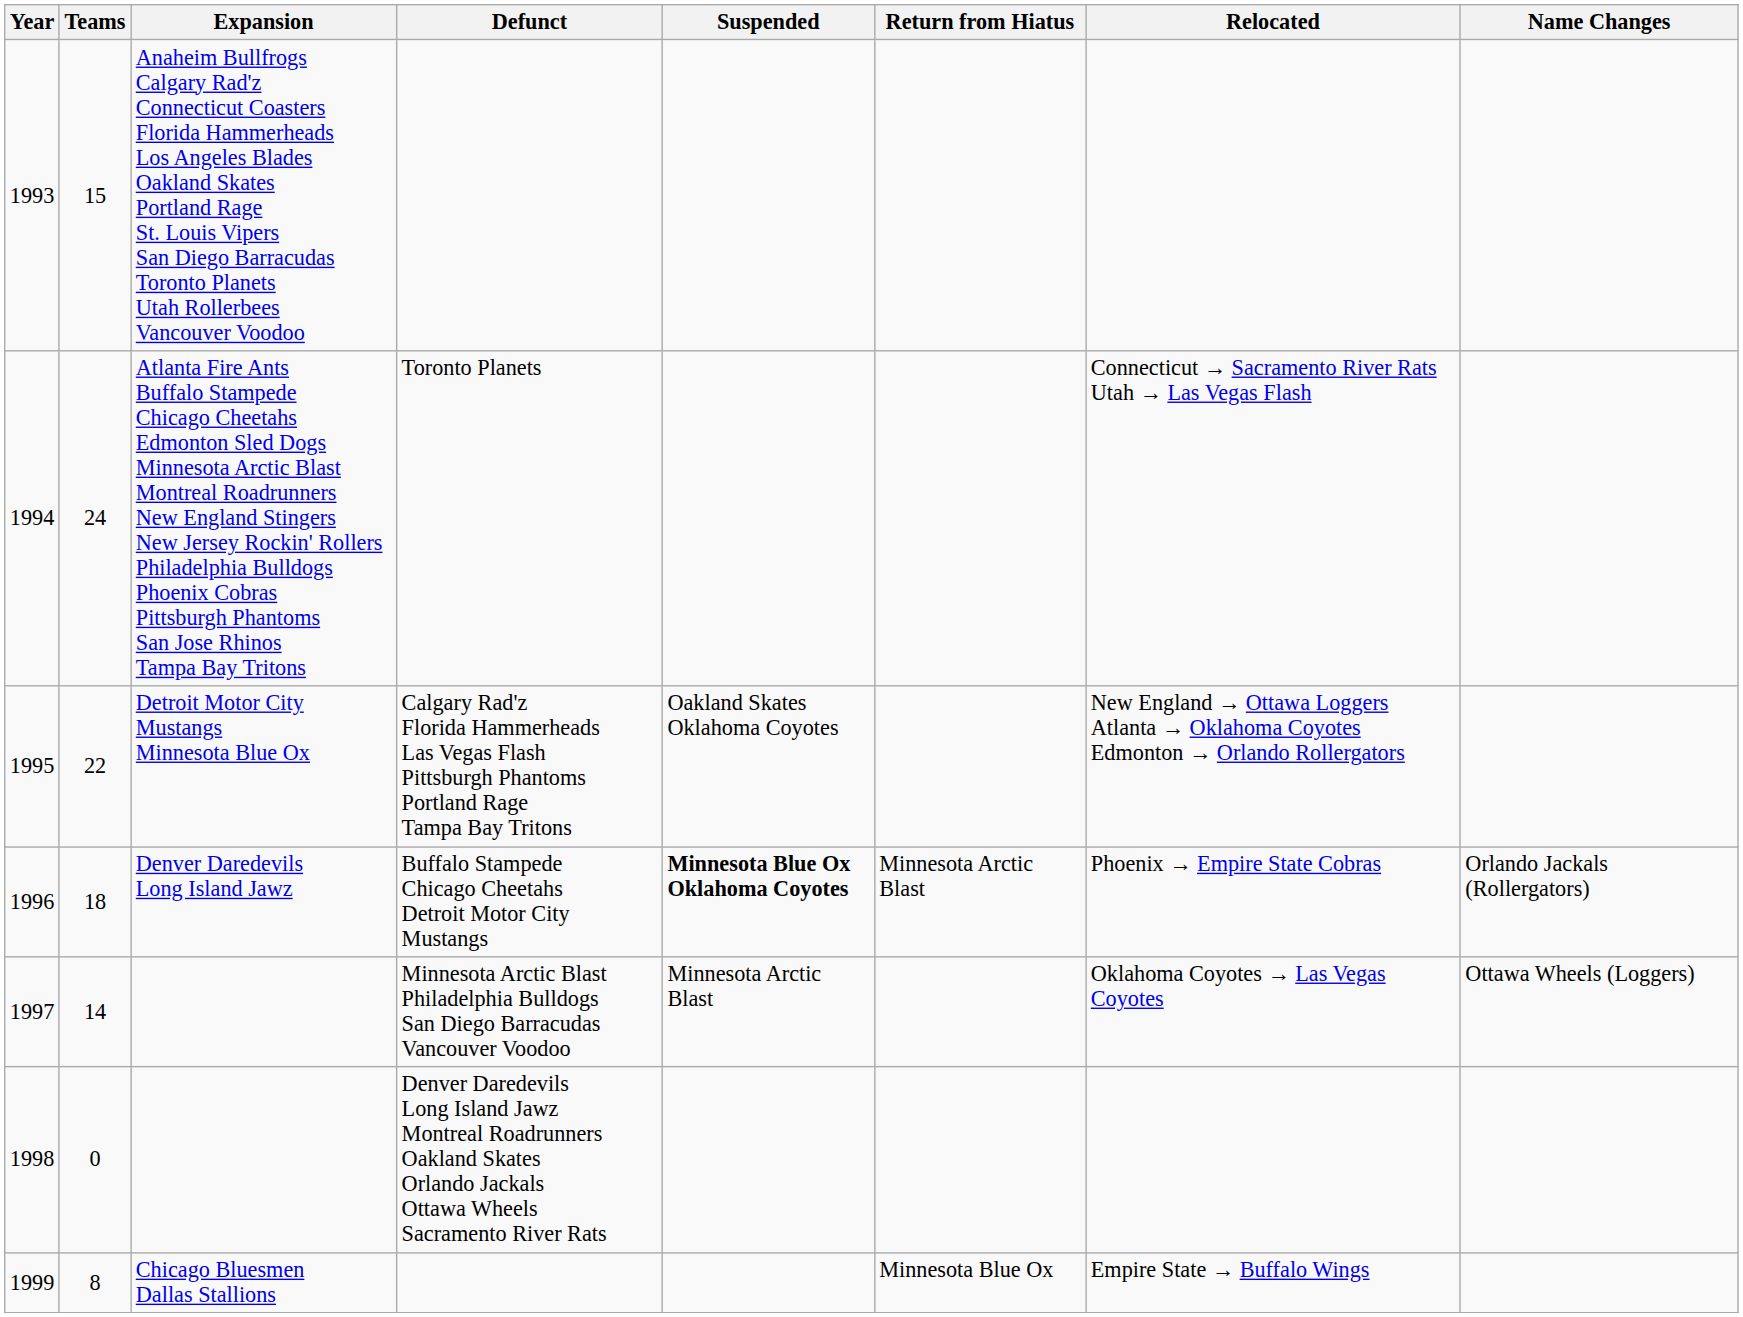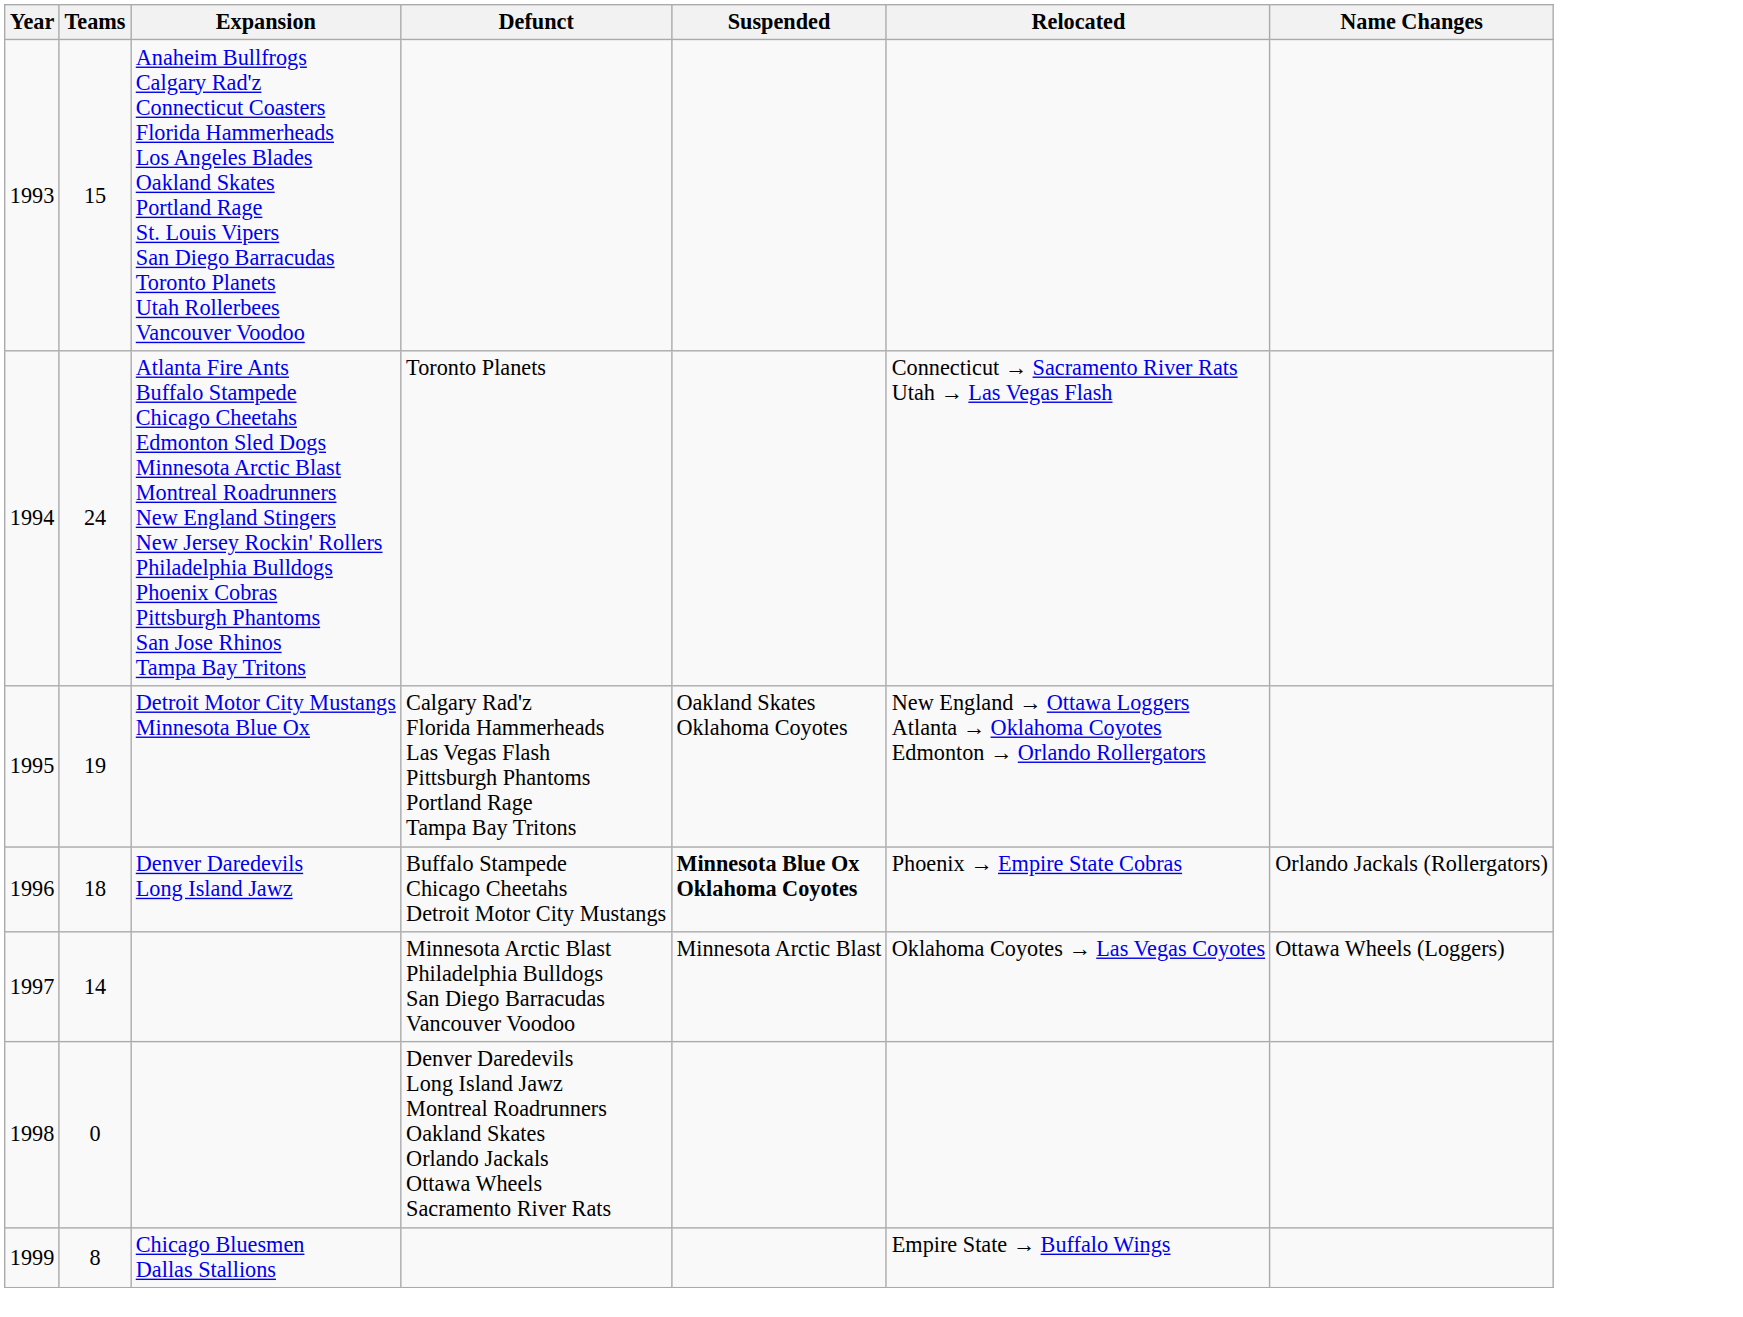- column: (980, 22)
(95, 765) 22 -> (95, 765) 19
